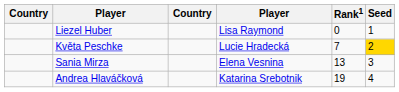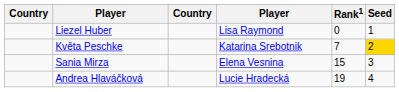(254, 47) Lucie Hradecká -> (260, 47) Katarina Srebotnik
(340, 63) 13 -> (340, 63) 15
(260, 79) Katarina Srebotnik -> (254, 79) Lucie Hradecká
